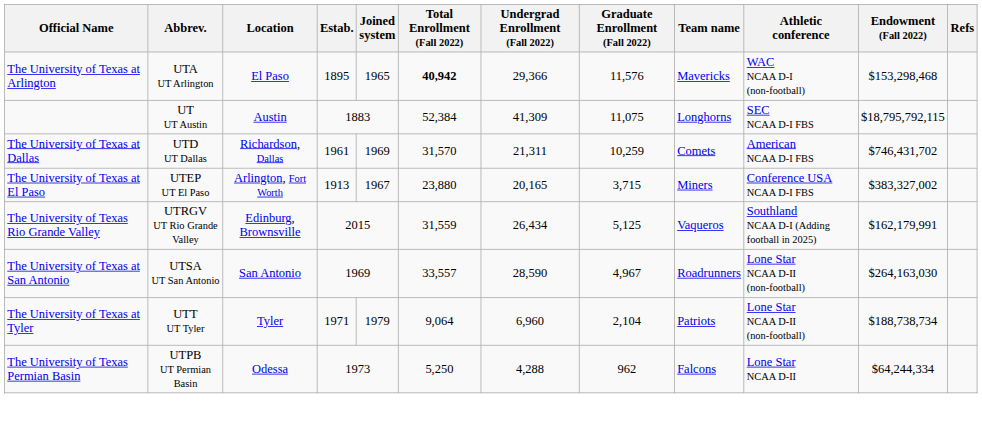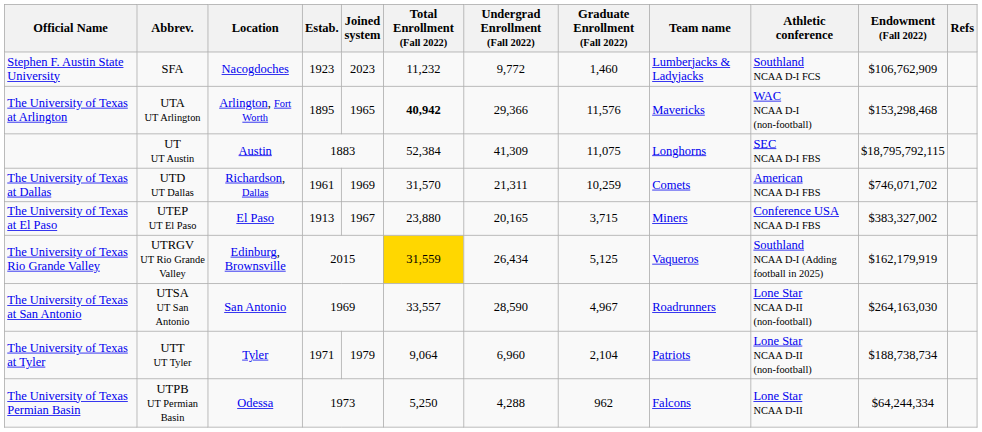+ row: (65, 69)
(270, 76) El Paso -> (255, 110) Arlington, Fort Worth
(903, 150) $746,431,702 -> (903, 184) $746,071,702
(270, 184) Arlington, Fort Worth -> (255, 218) El Paso
(439, 225) no background -> (423, 259) gold background
(903, 225) $162,179,991 -> (903, 259) $162,179,919
